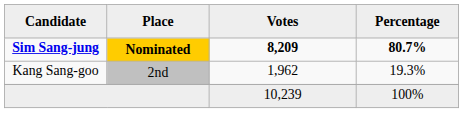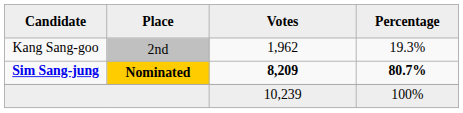rows swapped: (56, 47) <-> (56, 71)
